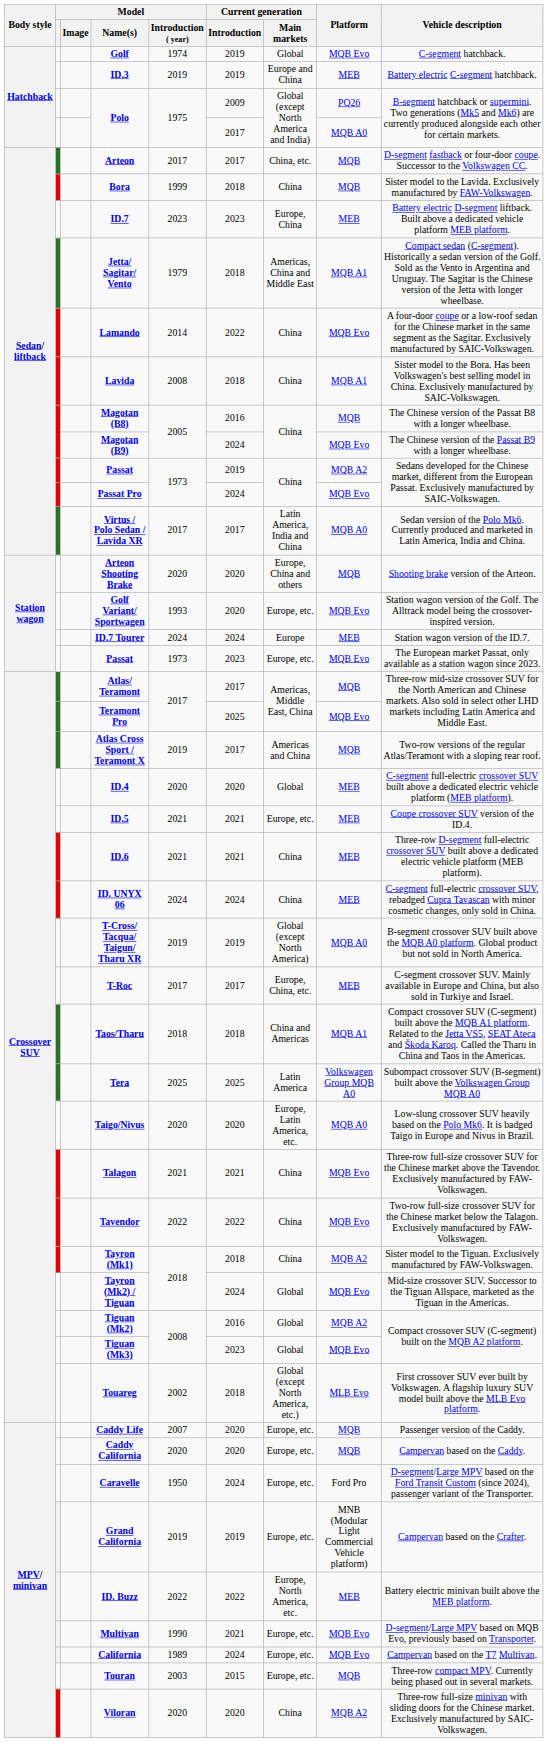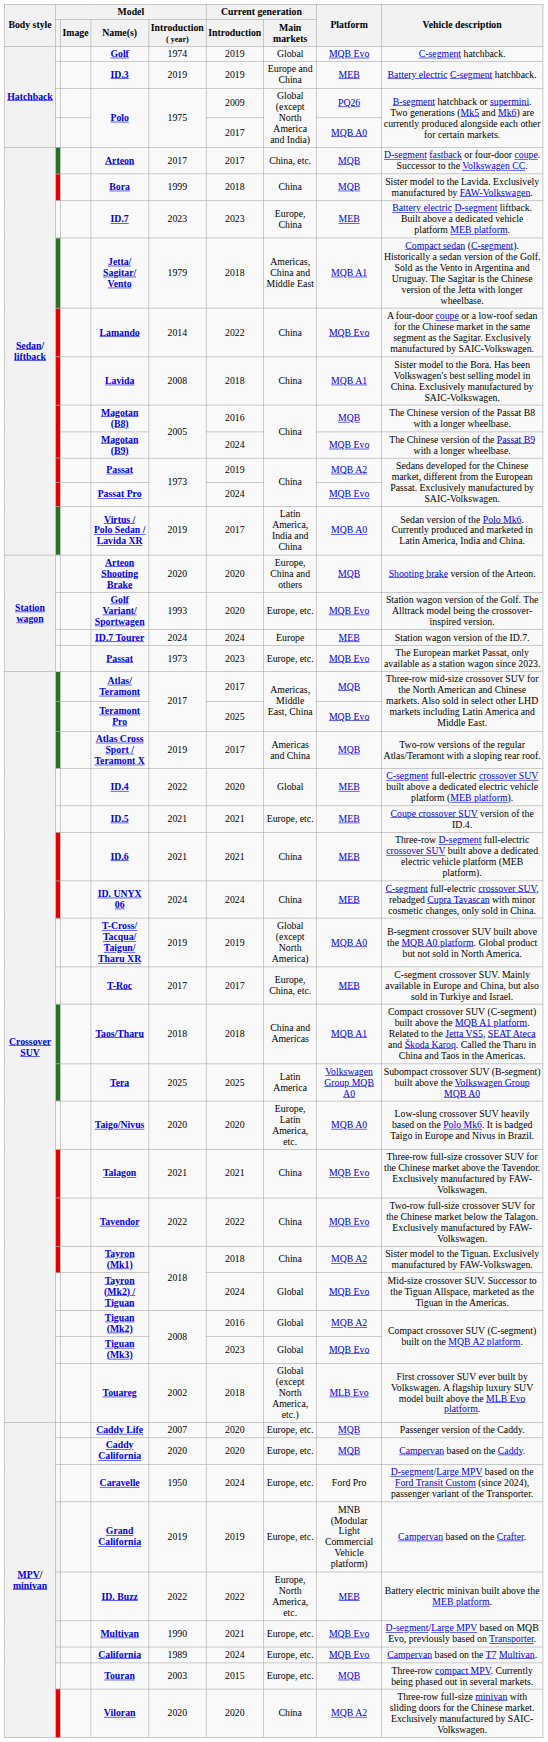(177, 530) 2017 -> (177, 530) 2019
(177, 787) 2020 -> (177, 787) 2022
